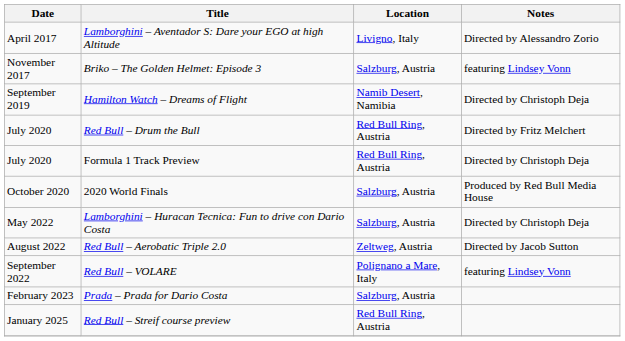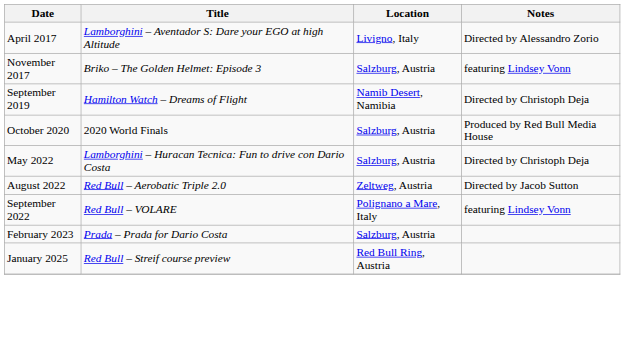- row: (142, 130)
- row: (142, 161)
